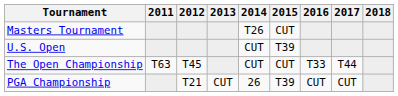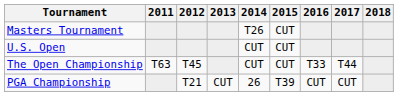(285, 48) T39 -> (285, 48) CUT
